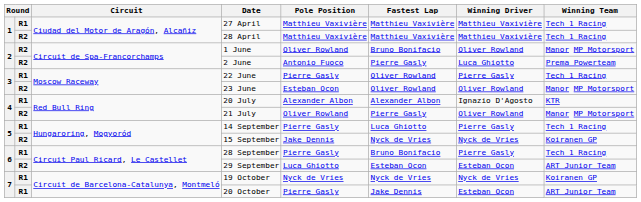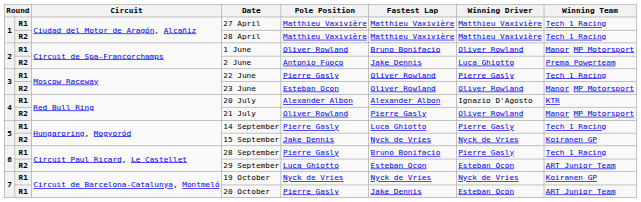(23, 49) R2 -> (23, 49) R1
(399, 62) Pierre Gasly -> (396, 62) Jake Dennis
